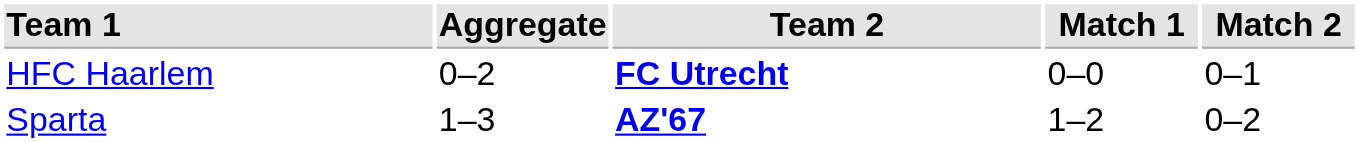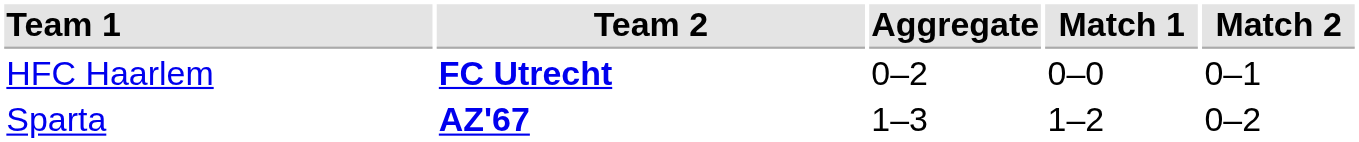columns swapped: (523, 24) <-> (827, 24)
